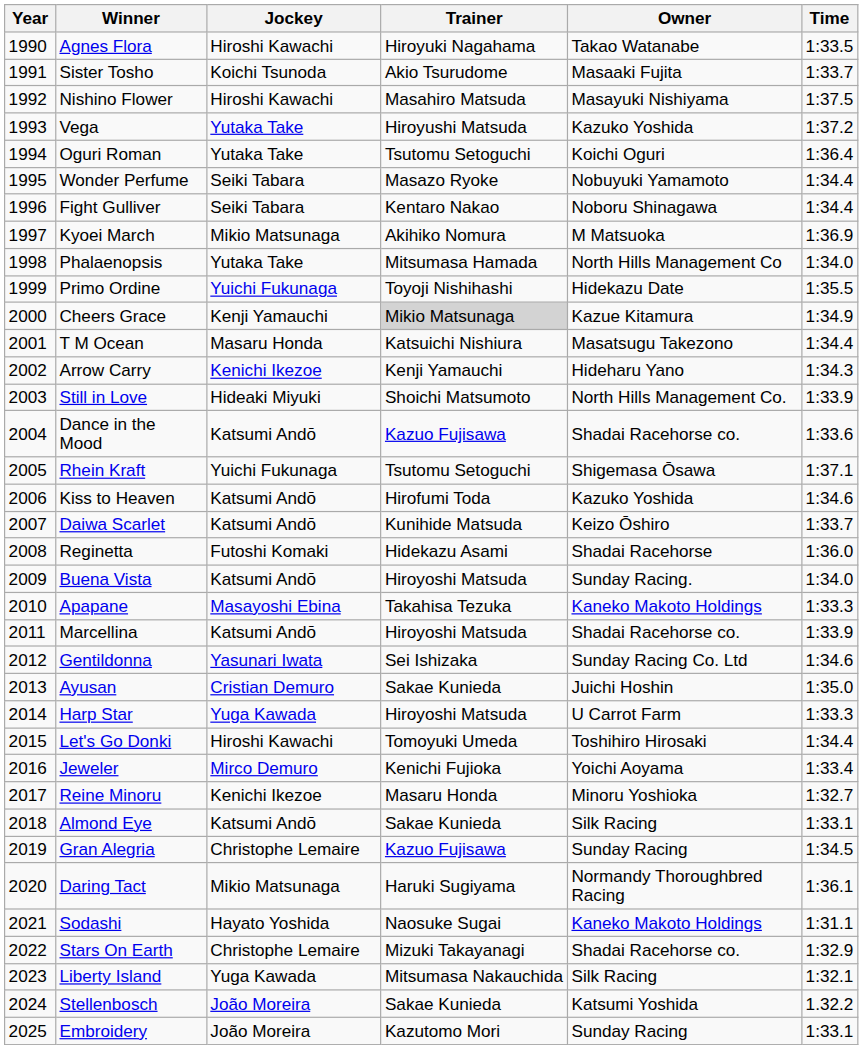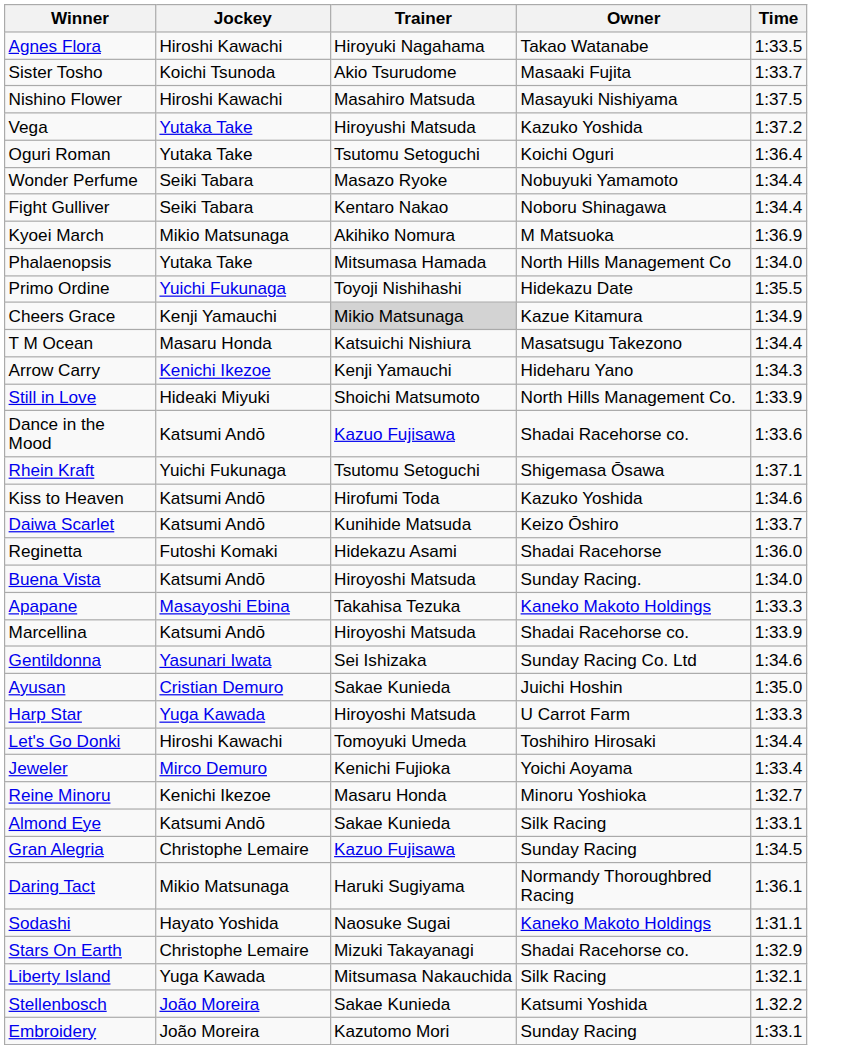- column: (30, 19)
